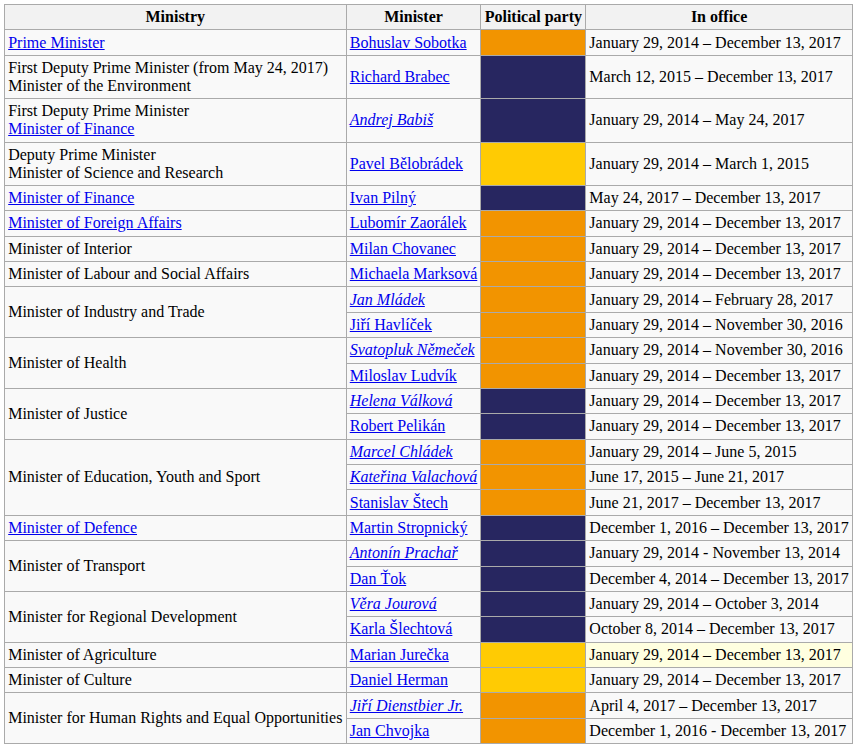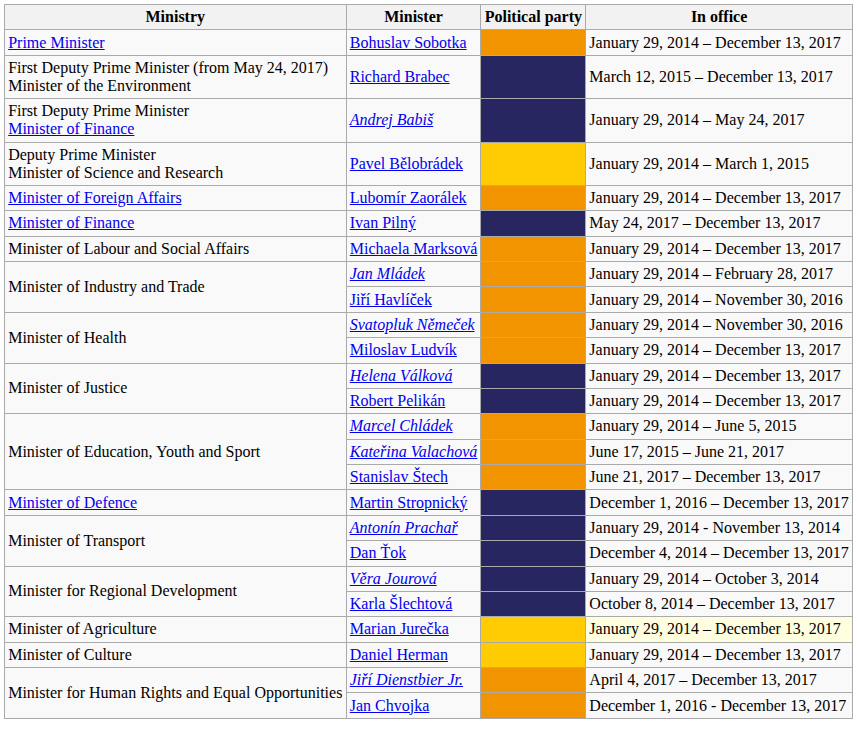rows swapped: (383, 198) <-> (408, 223)
- row: (403, 248)
